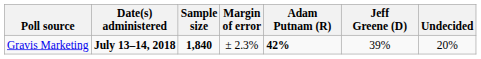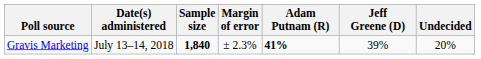(135, 44) bold -> (134, 44) normal
(278, 44) 42% -> (276, 44) 41%
